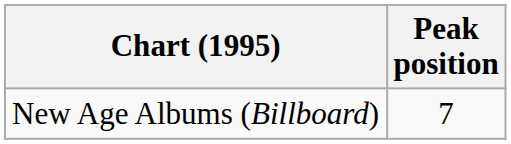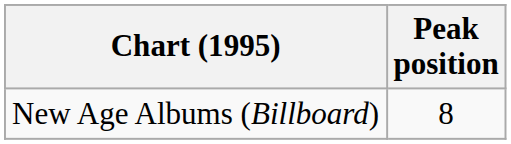(446, 113) 7 -> (446, 113) 8
